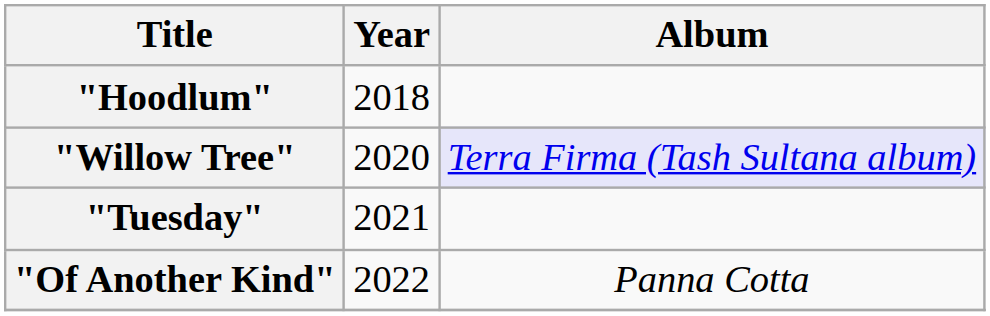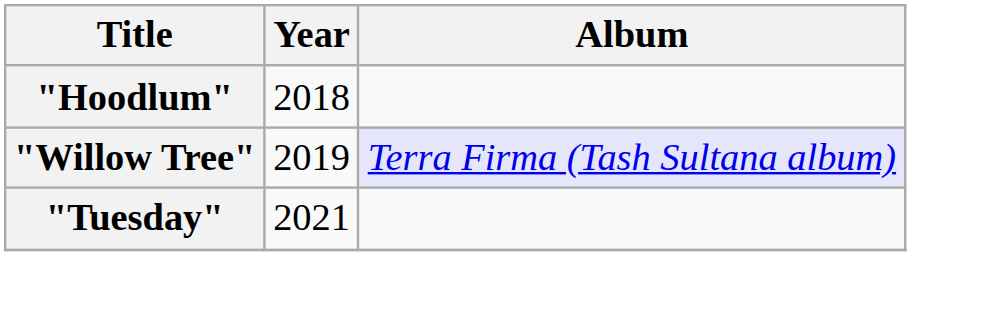(392, 156) 2020 -> (312, 156) 2019
- row: (175, 278)
